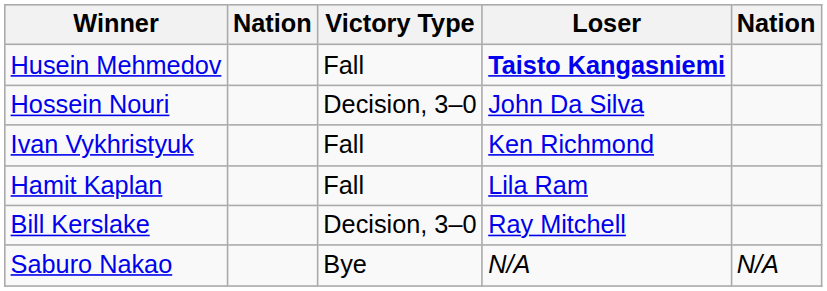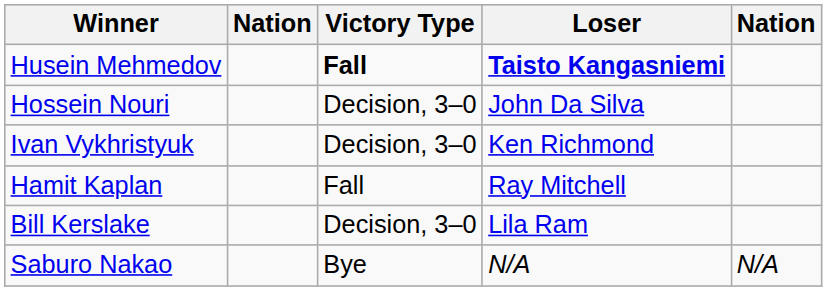(344, 64) normal -> (345, 64) bold
(344, 144) Fall -> (400, 144) Decision, 3–0
(538, 184) Lila Ram -> (557, 184) Ray Mitchell
(557, 225) Ray Mitchell -> (538, 225) Lila Ram
